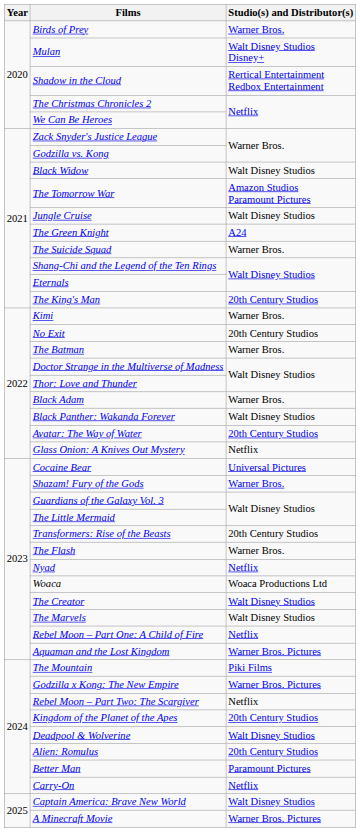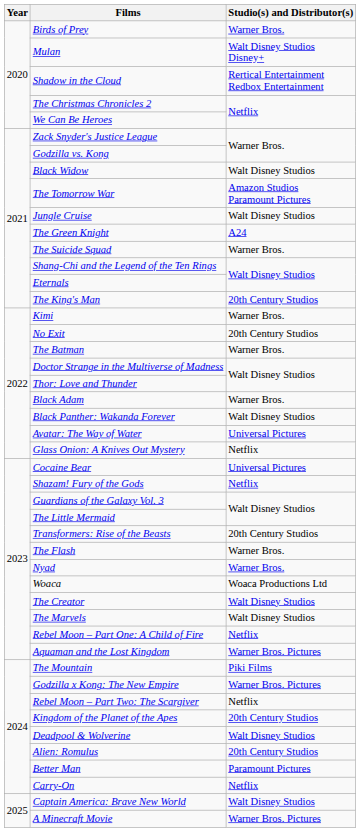(273, 433) 20th Century Studios -> (267, 433) Universal Pictures
(256, 483) Warner Bros. -> (243, 483) Netflix
(243, 567) Netflix -> (256, 567) Warner Bros.
